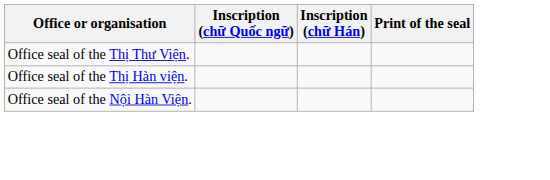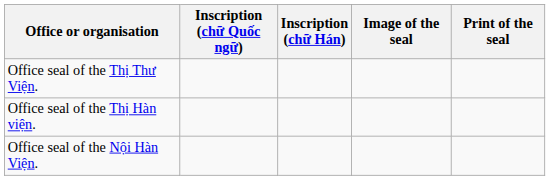+ column: (401, 31)
